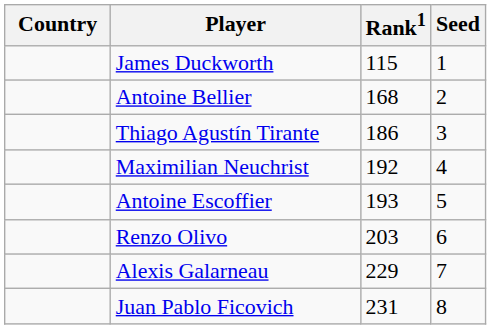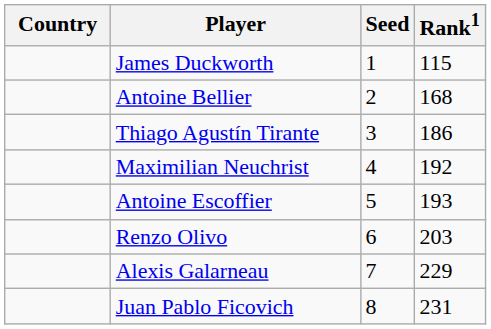columns swapped: (396, 24) <-> (458, 24)
